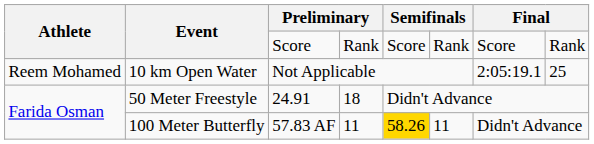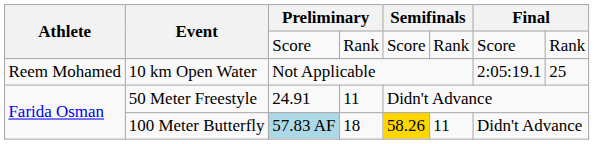(352, 98) 18 -> (351, 98) 11
(304, 125) no background -> (304, 125) lightblue background
(351, 125) 11 -> (352, 125) 18
